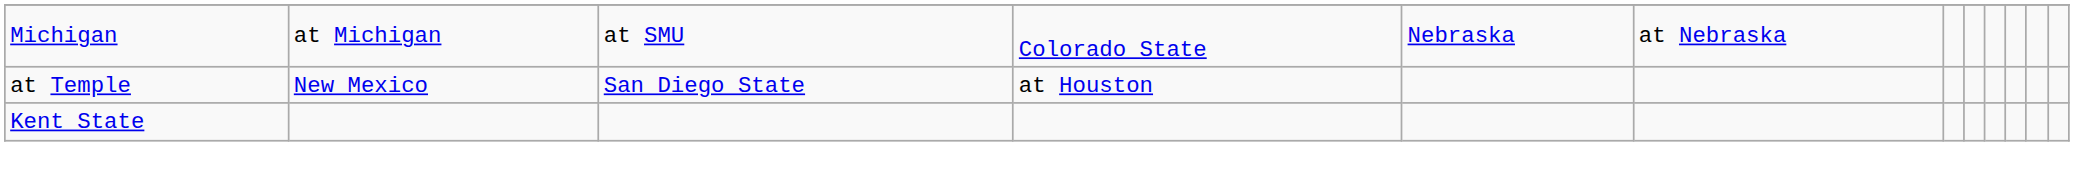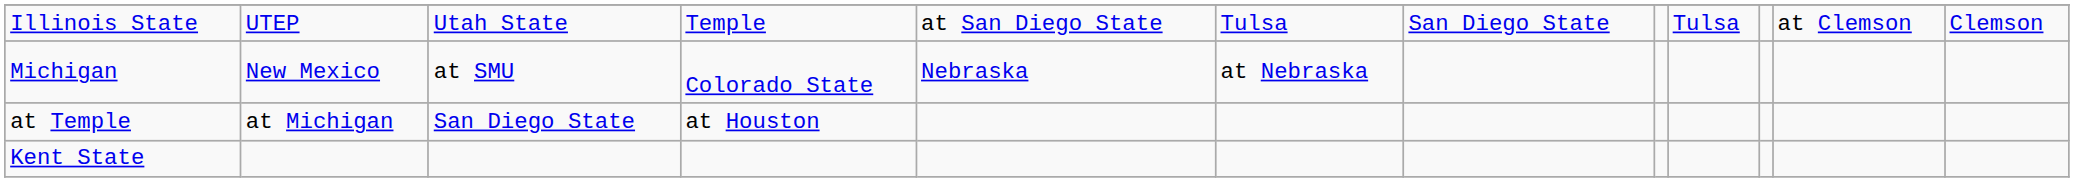+ row: (104, 23)
(368, 36) at Michigan -> (313, 72) New Mexico
(361, 85) New Mexico -> (320, 122) at Michigan
